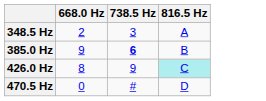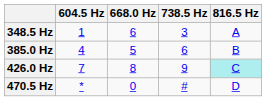+ column: (81, 13)
(81, 31) 2 -> (133, 31) 6
(81, 50) 9 -> (133, 50) 5
(133, 50) bold -> (184, 50) normal
